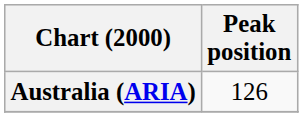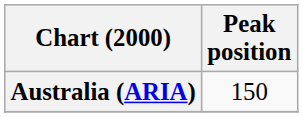(249, 91) 126 -> (249, 91) 150
